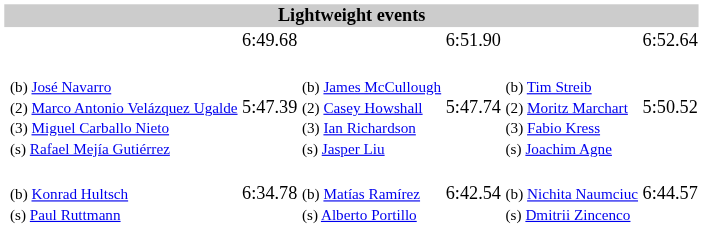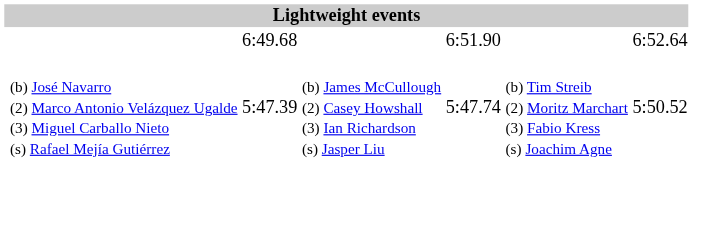- row: (69, 204)
